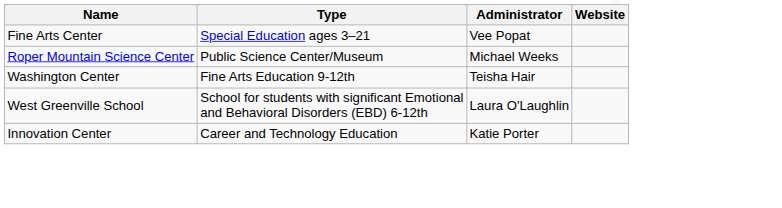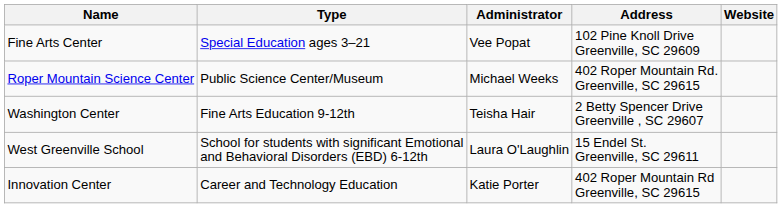+ column: (647, 14)
